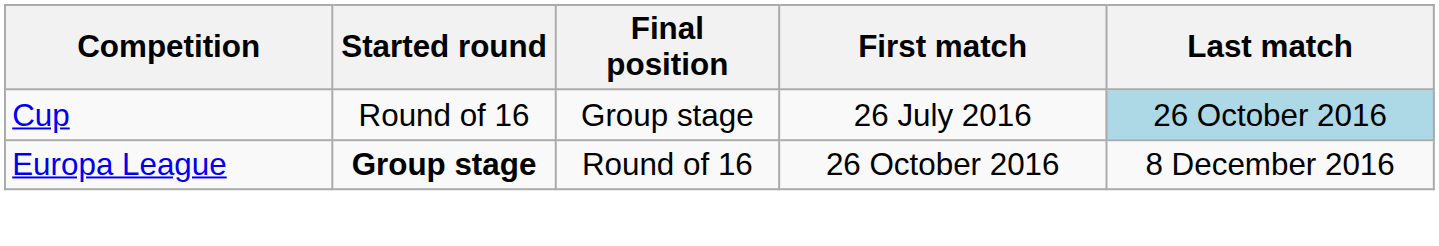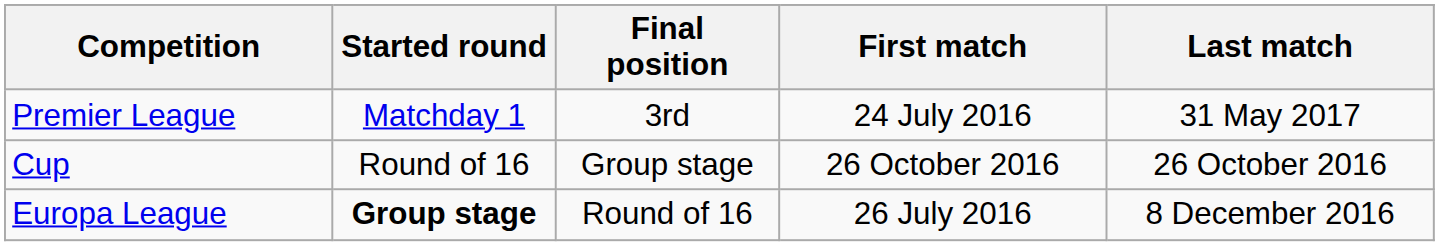+ row: (124, 114)
(943, 114) 26 July 2016 -> (943, 164) 26 October 2016
(1270, 114) lightblue background -> (1270, 164) no background
(943, 164) 26 October 2016 -> (943, 213) 26 July 2016
